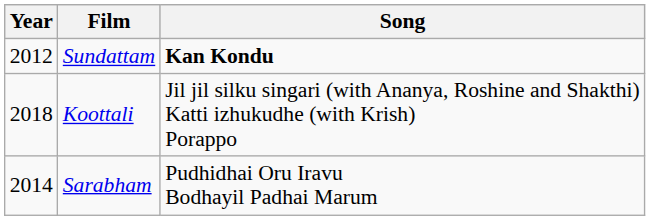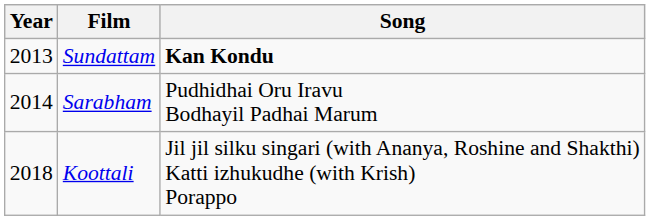(31, 55) 2012 -> (31, 55) 2013
rows swapped: (107, 185) <-> (98, 114)
